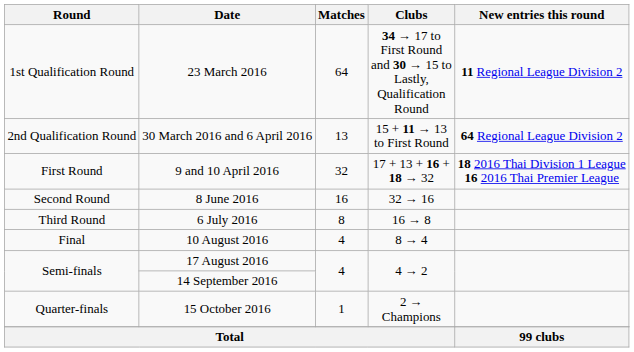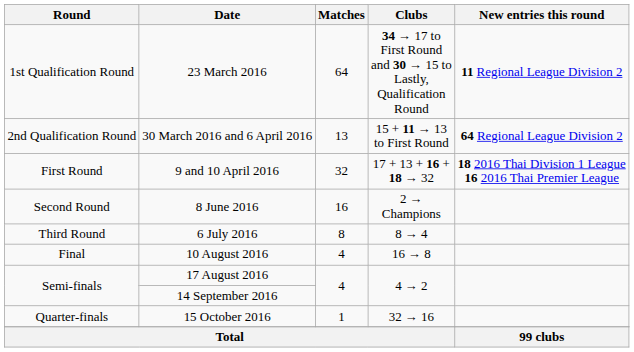(411, 199) 32 → 16 -> (411, 206) 2 → Champions
(411, 219) 16 → 8 -> (411, 234) 8 → 4
(411, 240) 8 → 4 -> (411, 254) 16 → 8
(411, 309) 2 → Champions -> (411, 316) 32 → 16
